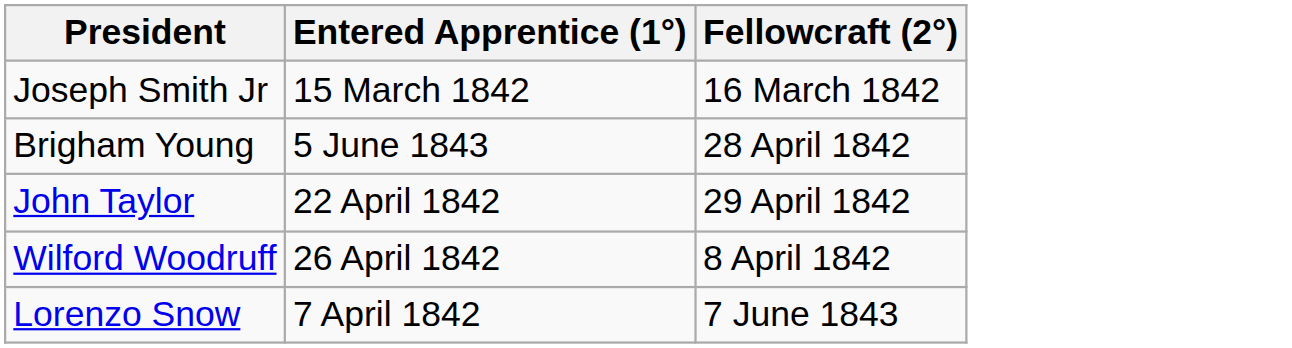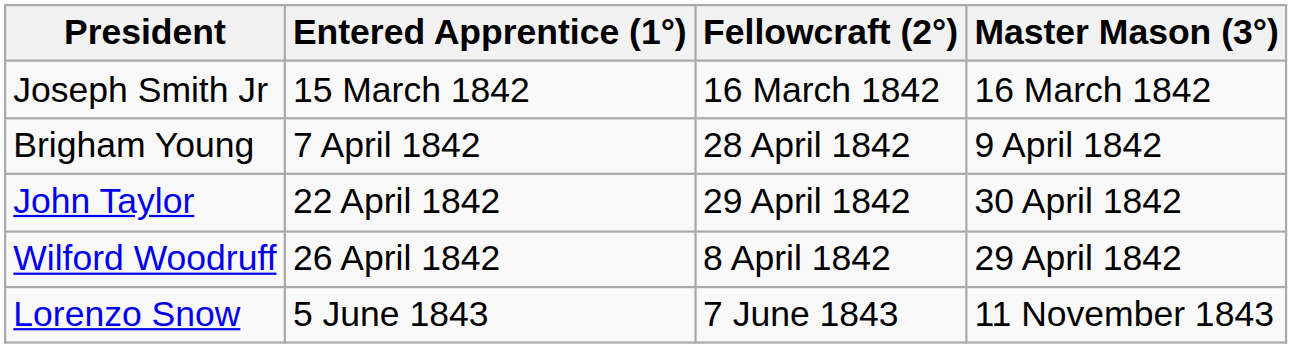+ column: (1127, 32)
(391, 145) 5 June 1843 -> (387, 145) 7 April 1842
(387, 314) 7 April 1842 -> (391, 314) 5 June 1843
